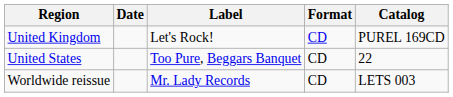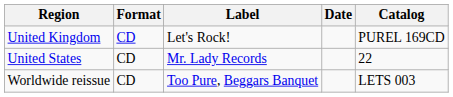columns swapped: (130, 15) <-> (330, 15)
(226, 59) Too Pure, Beggars Banquet -> (217, 59) Mr. Lady Records
(200, 80) Mr. Lady Records -> (243, 80) Too Pure, Beggars Banquet
